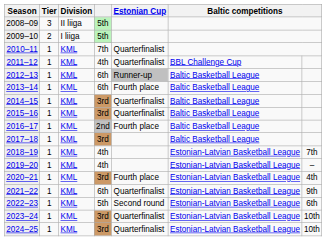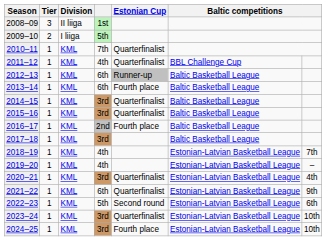(103, 23) 5th -> (103, 23) 1st
(136, 178) Fourth place -> (139, 178) Quarterfinalist
(139, 229) Quarterfinalist -> (136, 229) Fourth place
